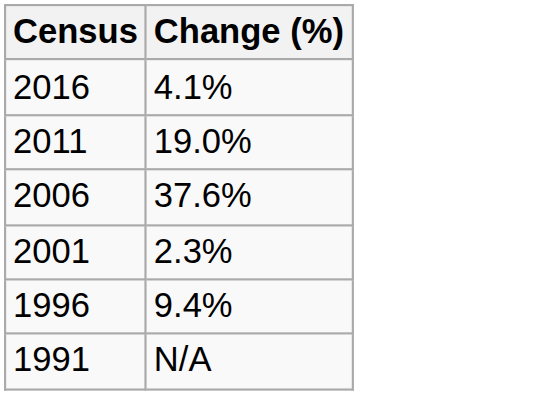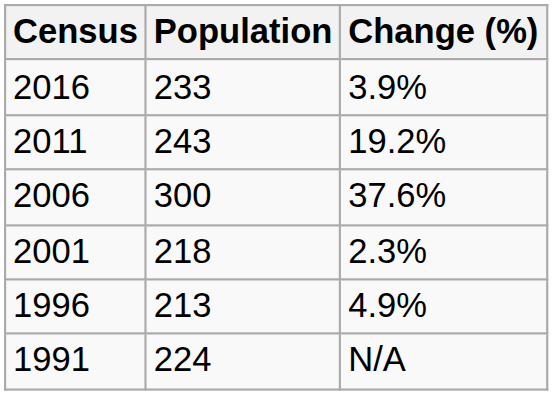+ column: (243, 31)
(193, 86) 4.1% -> (388, 86) 3.9%
(203, 141) 19.0% -> (397, 141) 19.2%
(193, 305) 9.4% -> (388, 305) 4.9%
